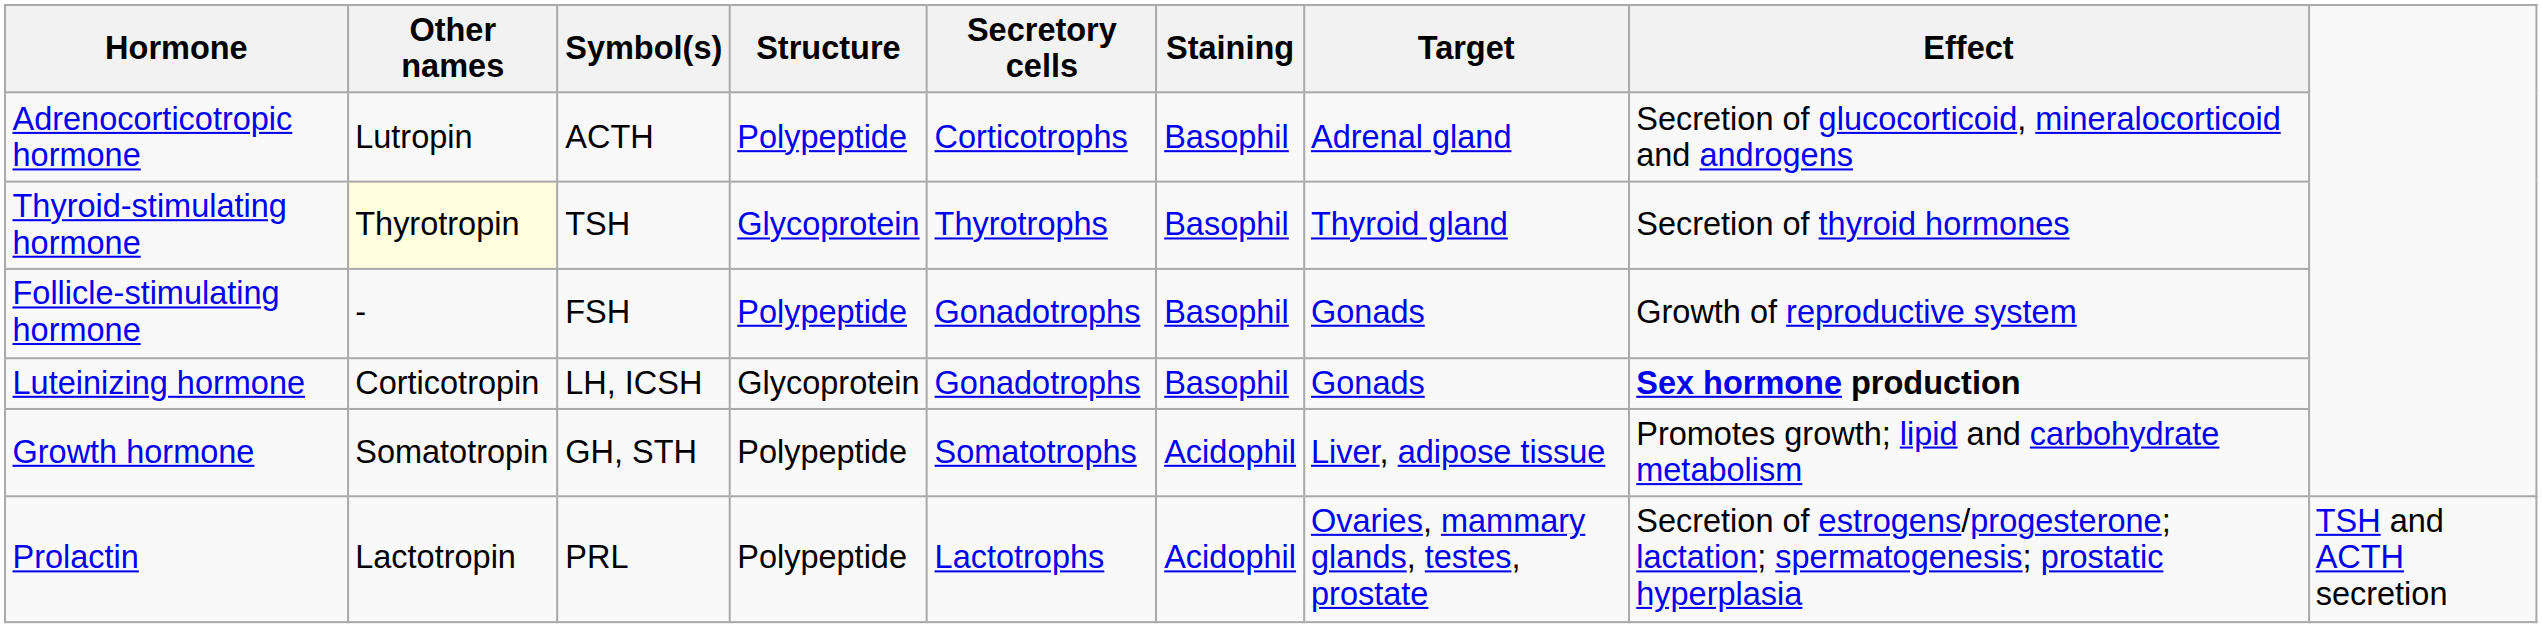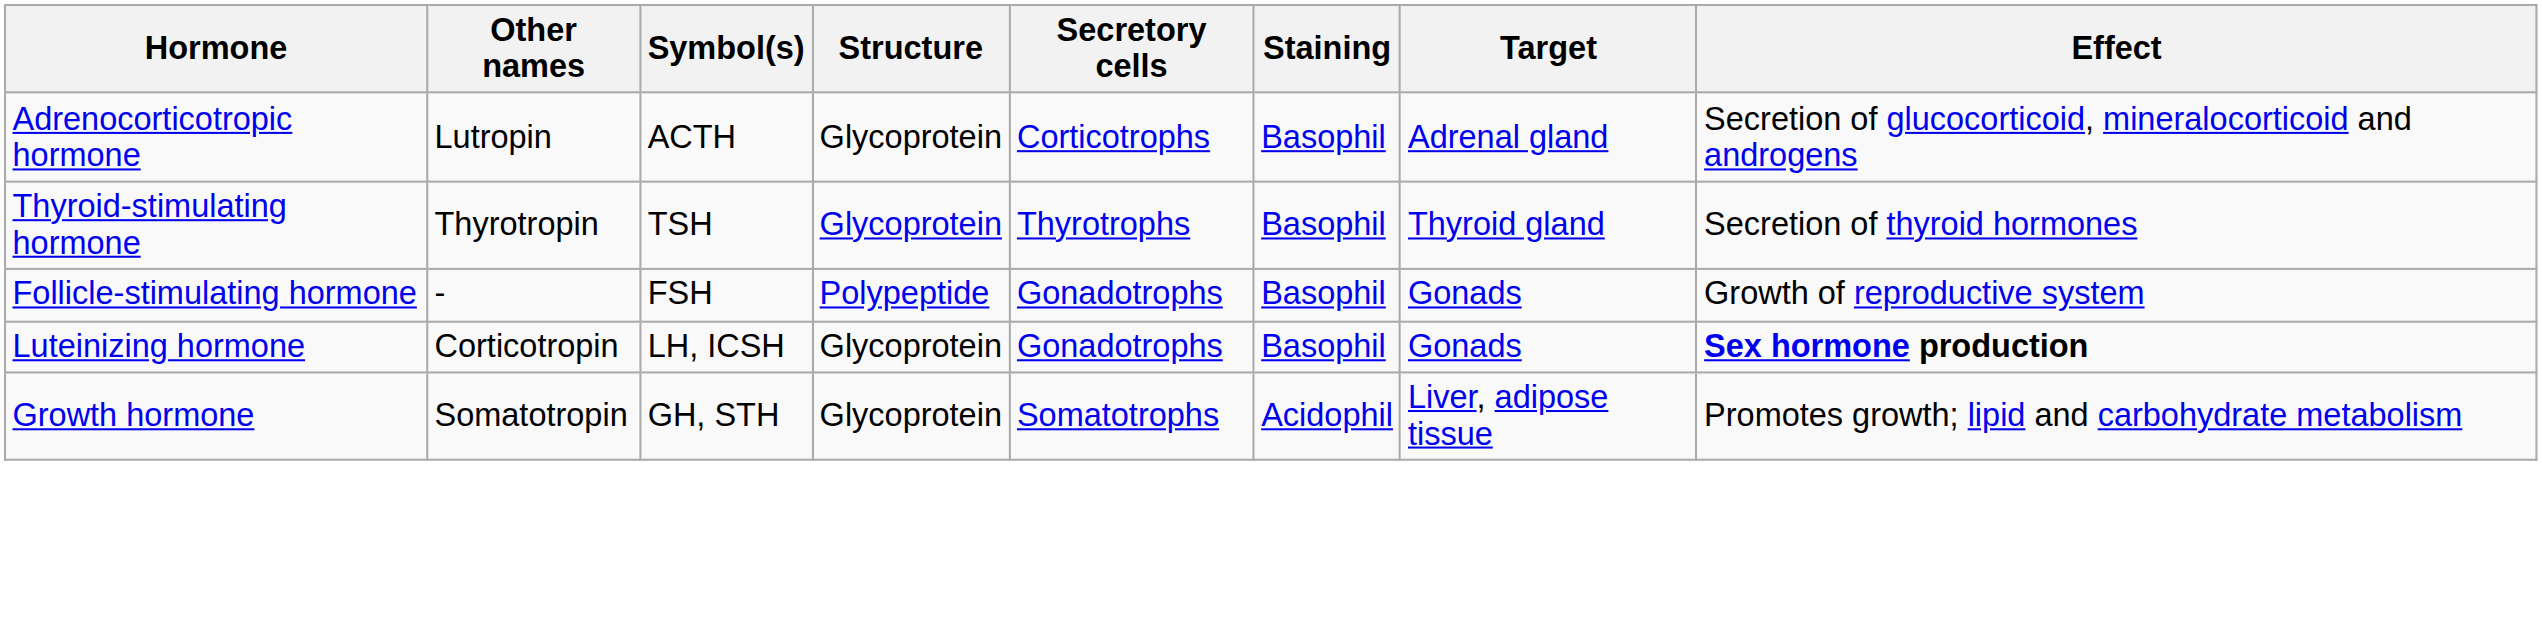(822, 136) Polypeptide -> (911, 136) Glycoprotein
(437, 224) lightyellow background -> (517, 224) no background
(822, 452) Polypeptide -> (911, 415) Glycoprotein
- row: (76, 558)
